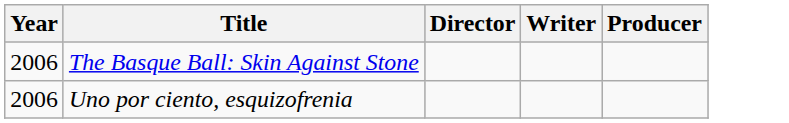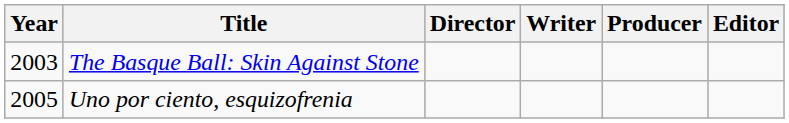+ column: (746, 23)
(34, 61) 2006 -> (34, 61) 2003
(34, 99) 2006 -> (34, 99) 2005
